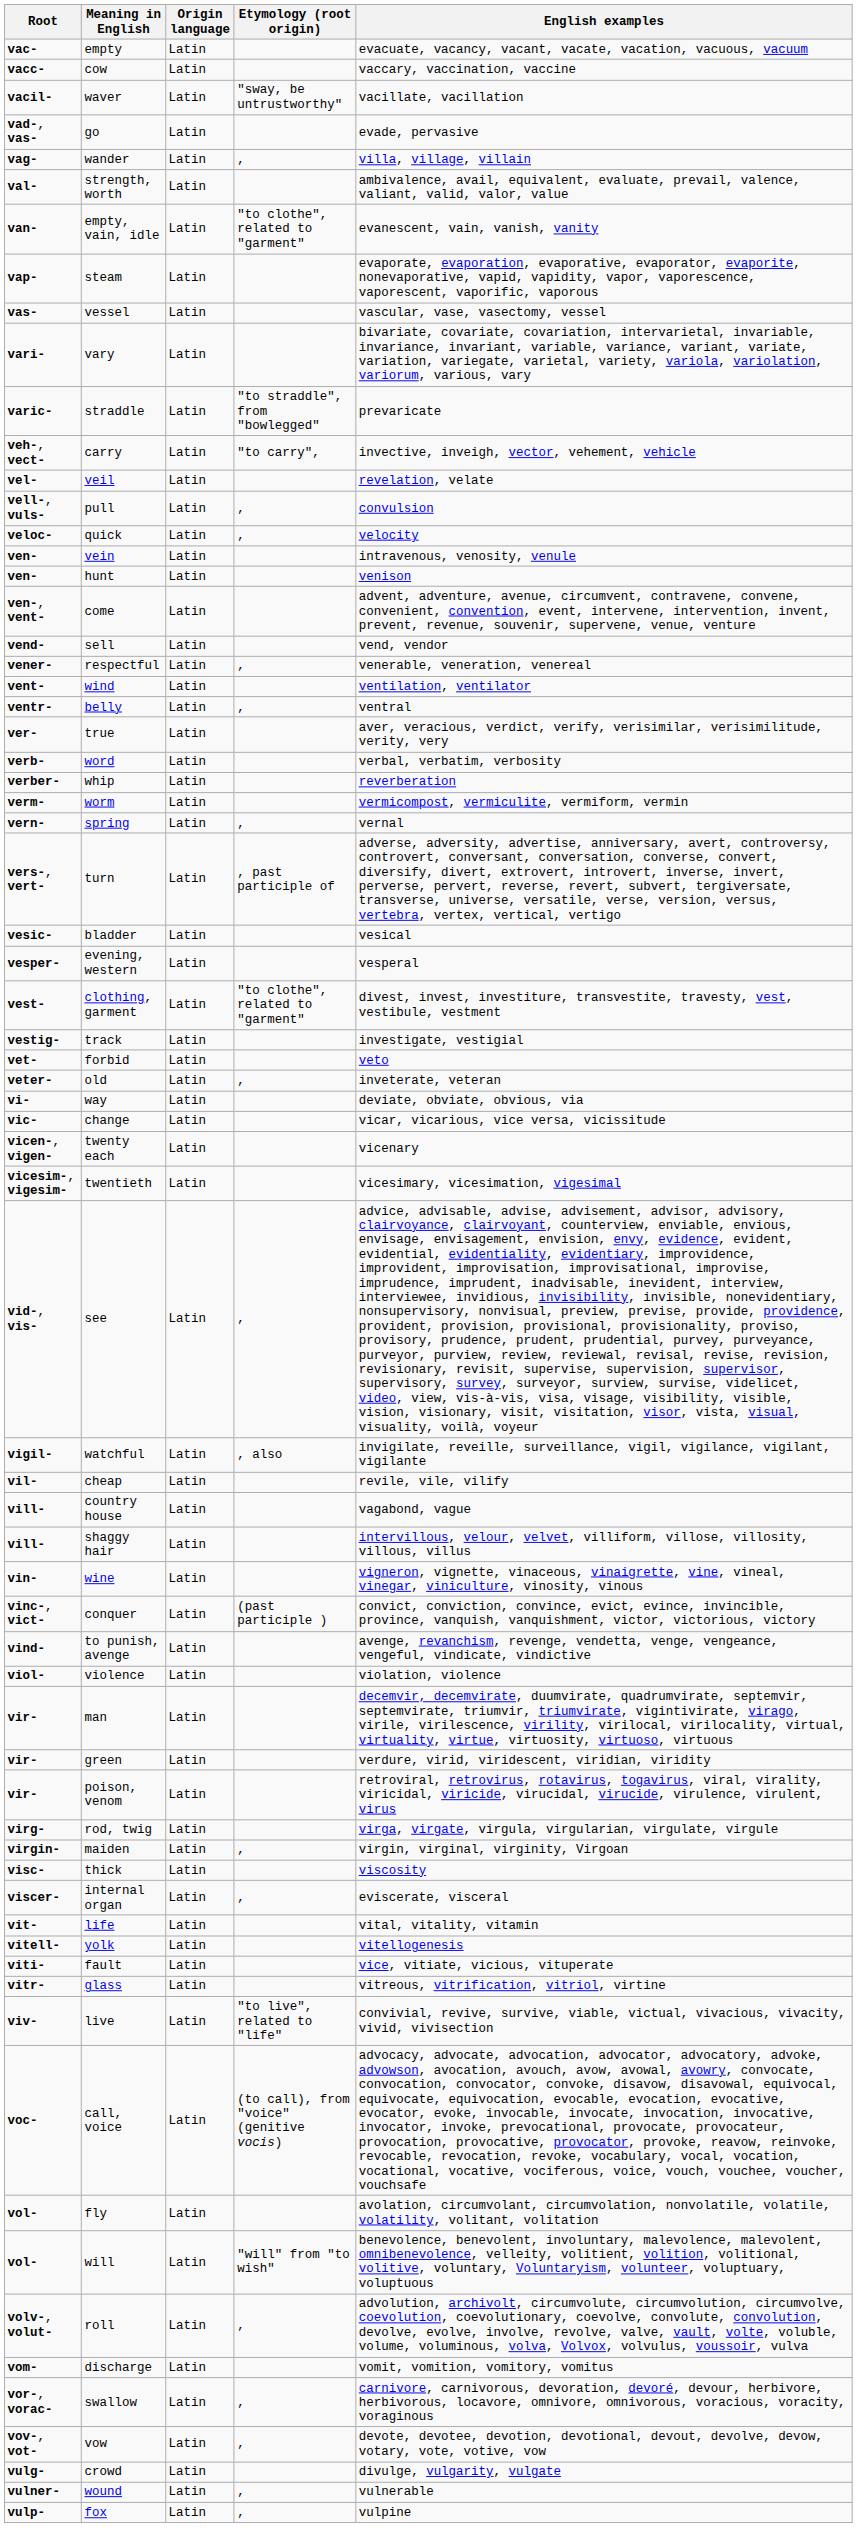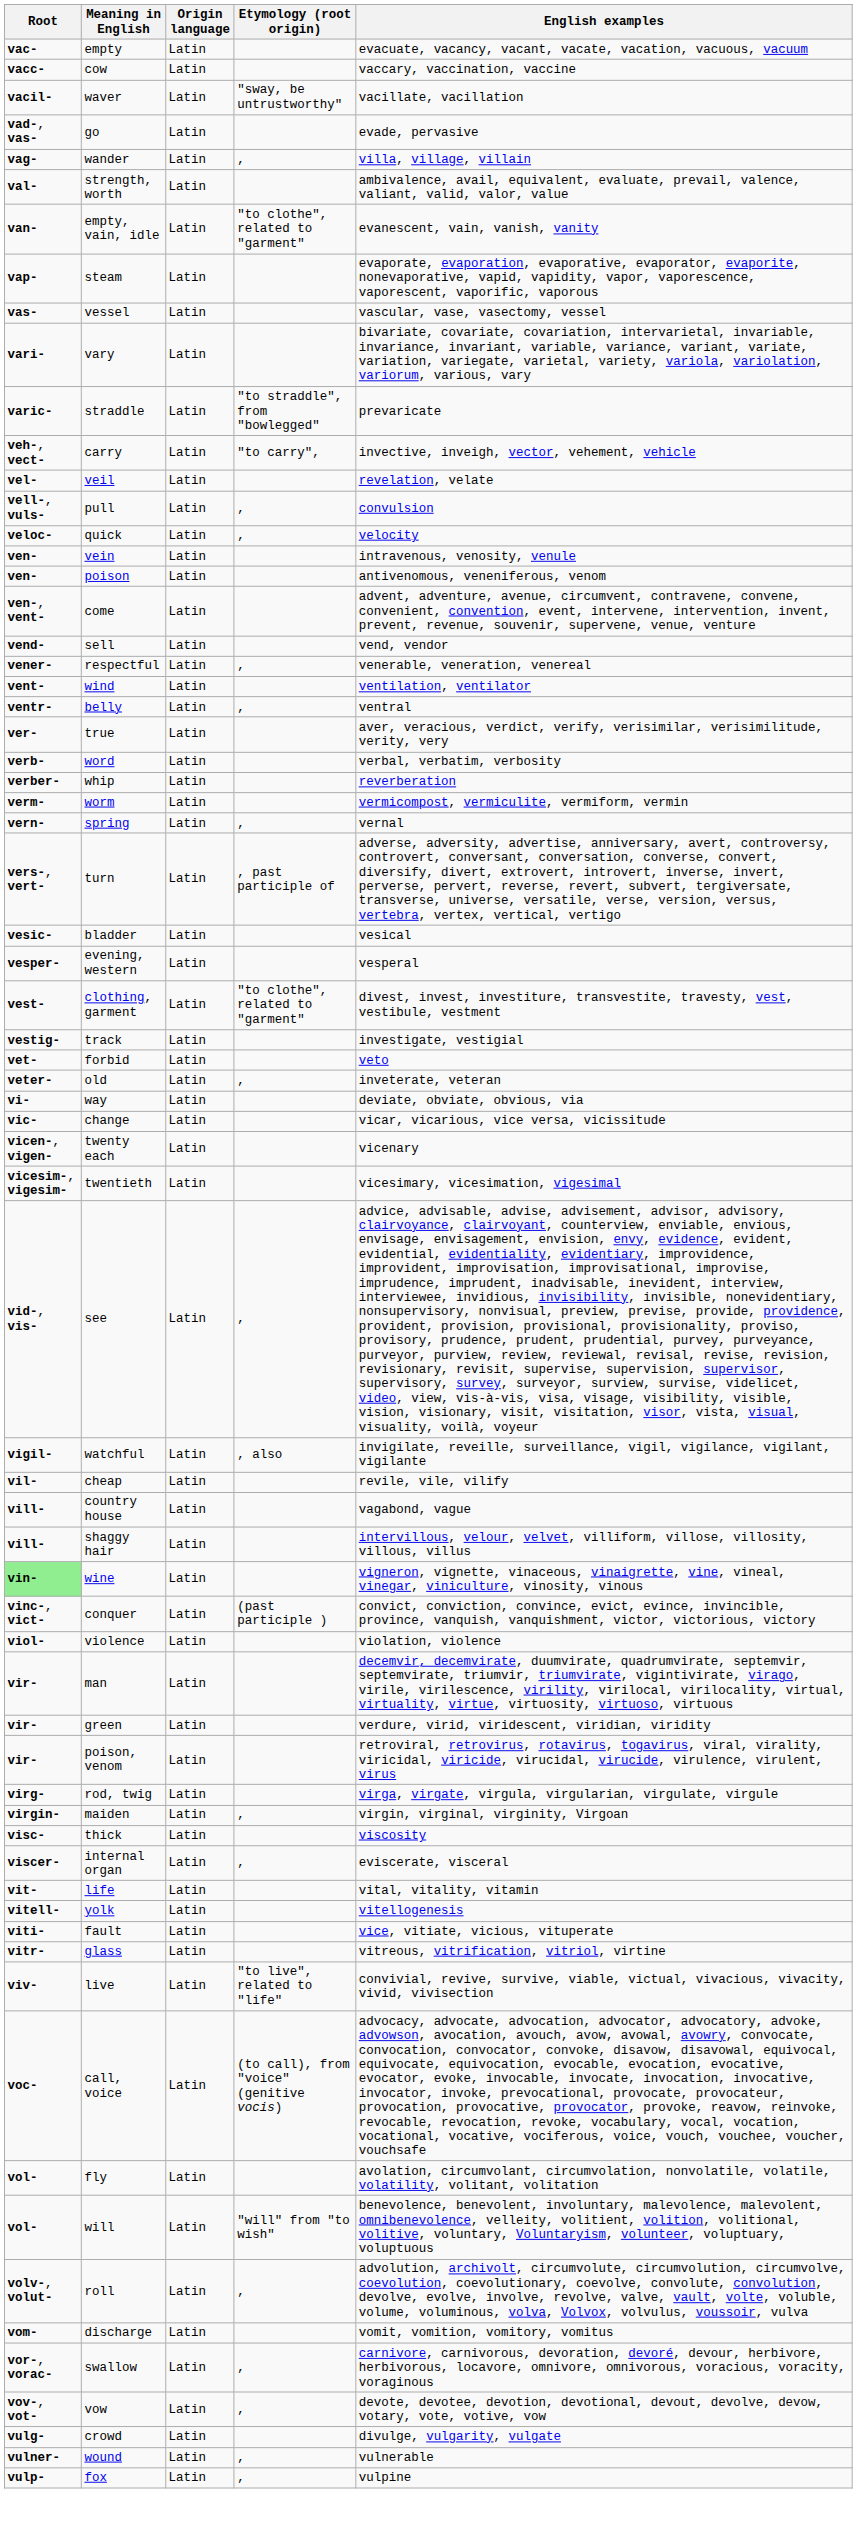+ row: (107, 576)
- row: (99, 576)
(22, 1579) no background -> (22, 1579) lightgreen background
- row: (122, 1649)
